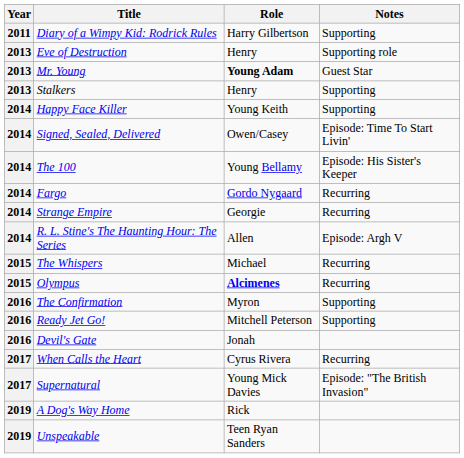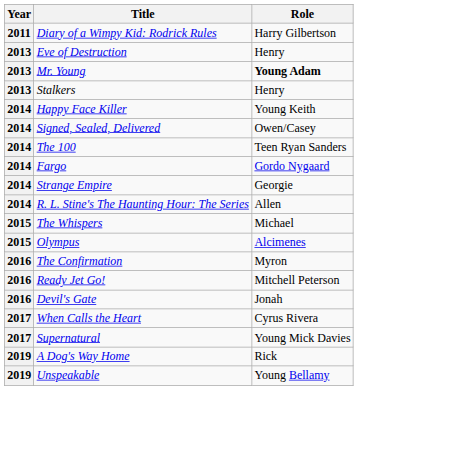- column: (389, 14)
(264, 167) Young Bellamy -> (300, 147) Teen Ryan Sanders
(253, 282) bold -> (280, 242) normal
(252, 436) Teen Ryan Sanders -> (292, 375) Young Bellamy
